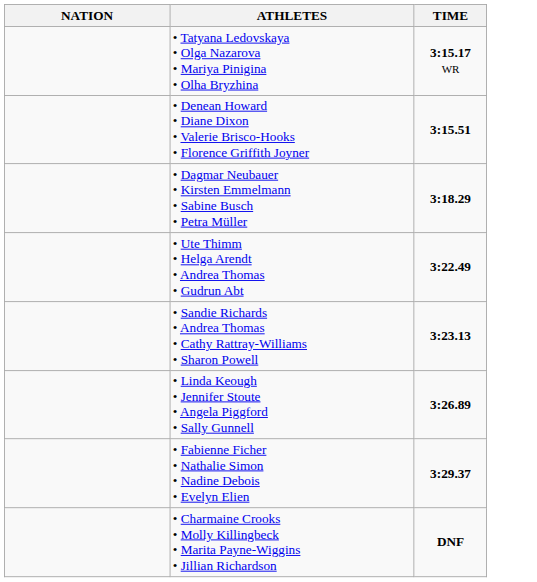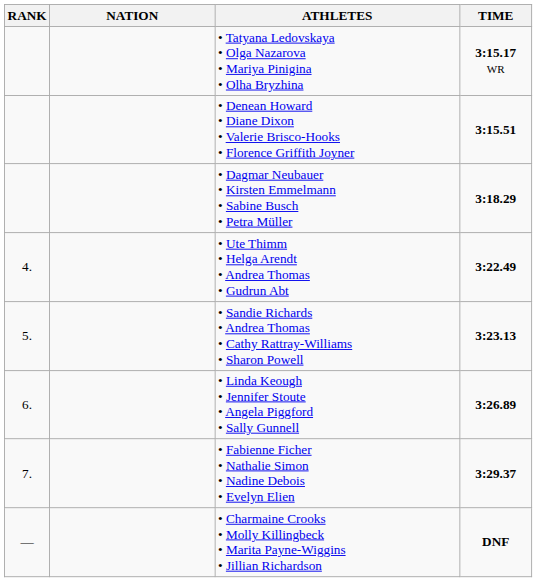+ column: (27, 15)
